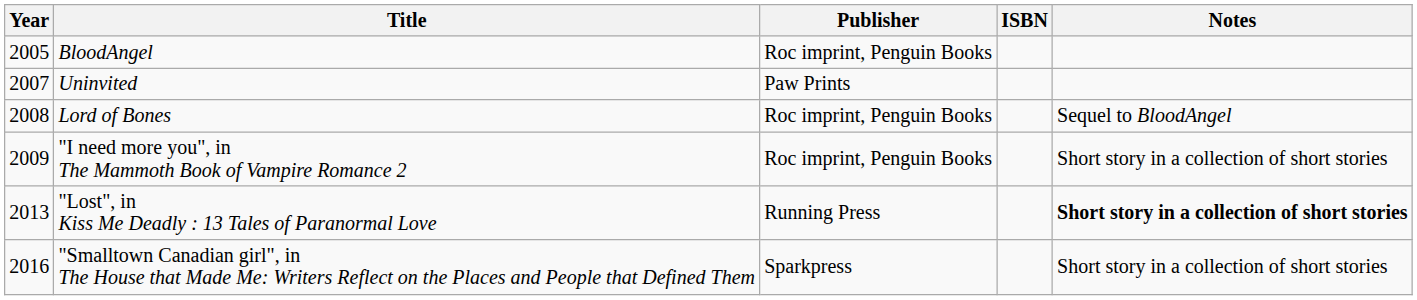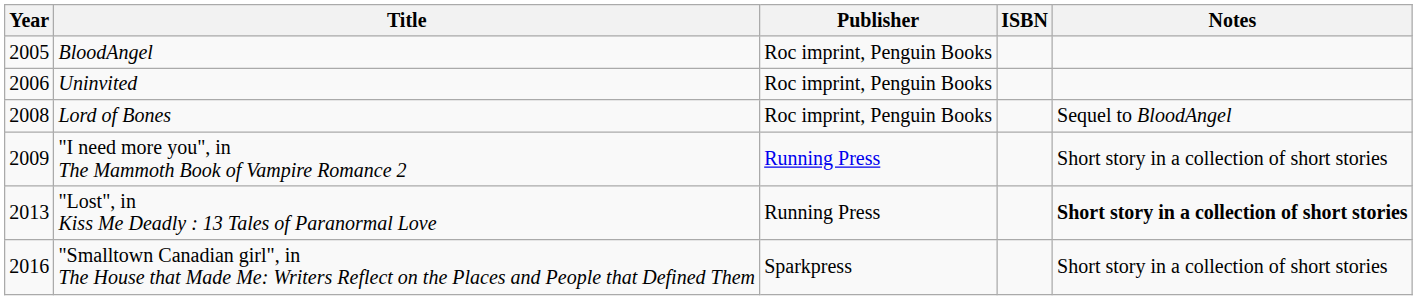(29, 83) 2007 -> (29, 83) 2006
(807, 83) Paw Prints -> (878, 83) Roc imprint, Penguin Books
(878, 158) Roc imprint, Penguin Books -> (822, 158) Running Press
